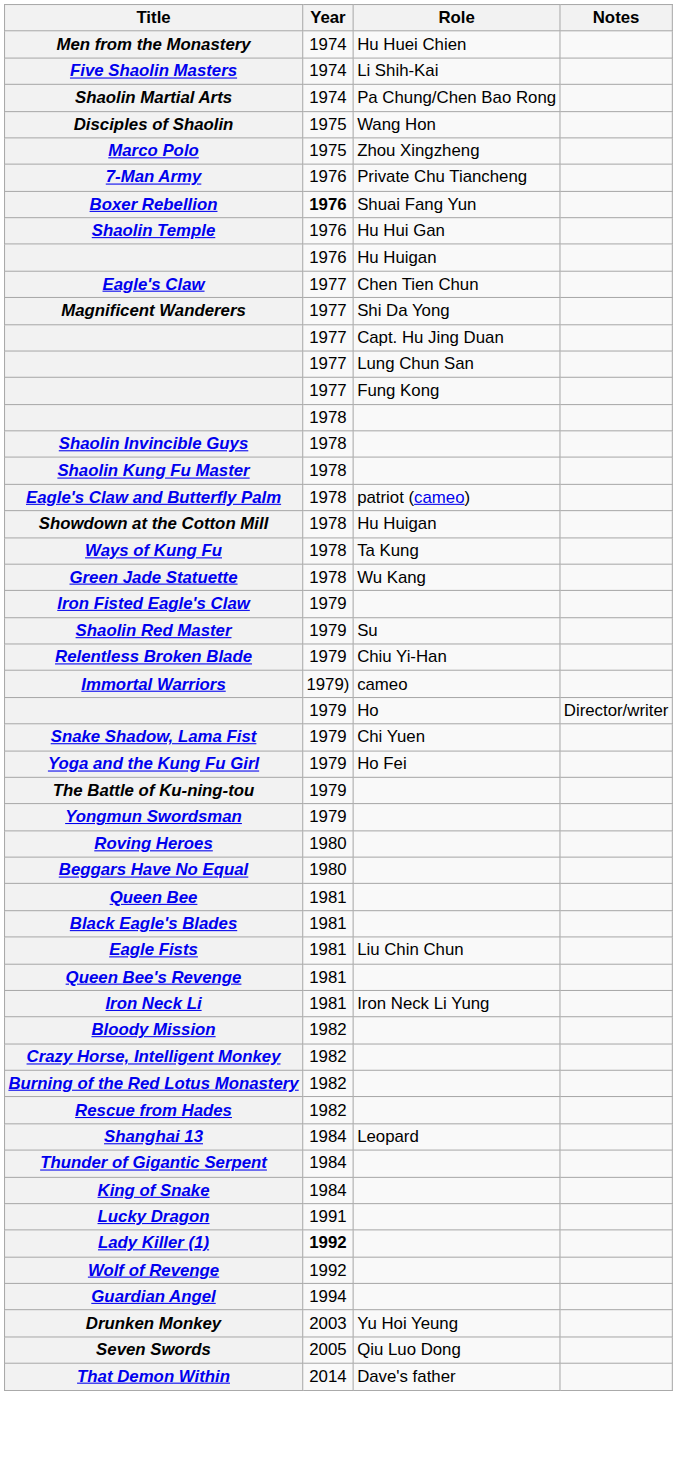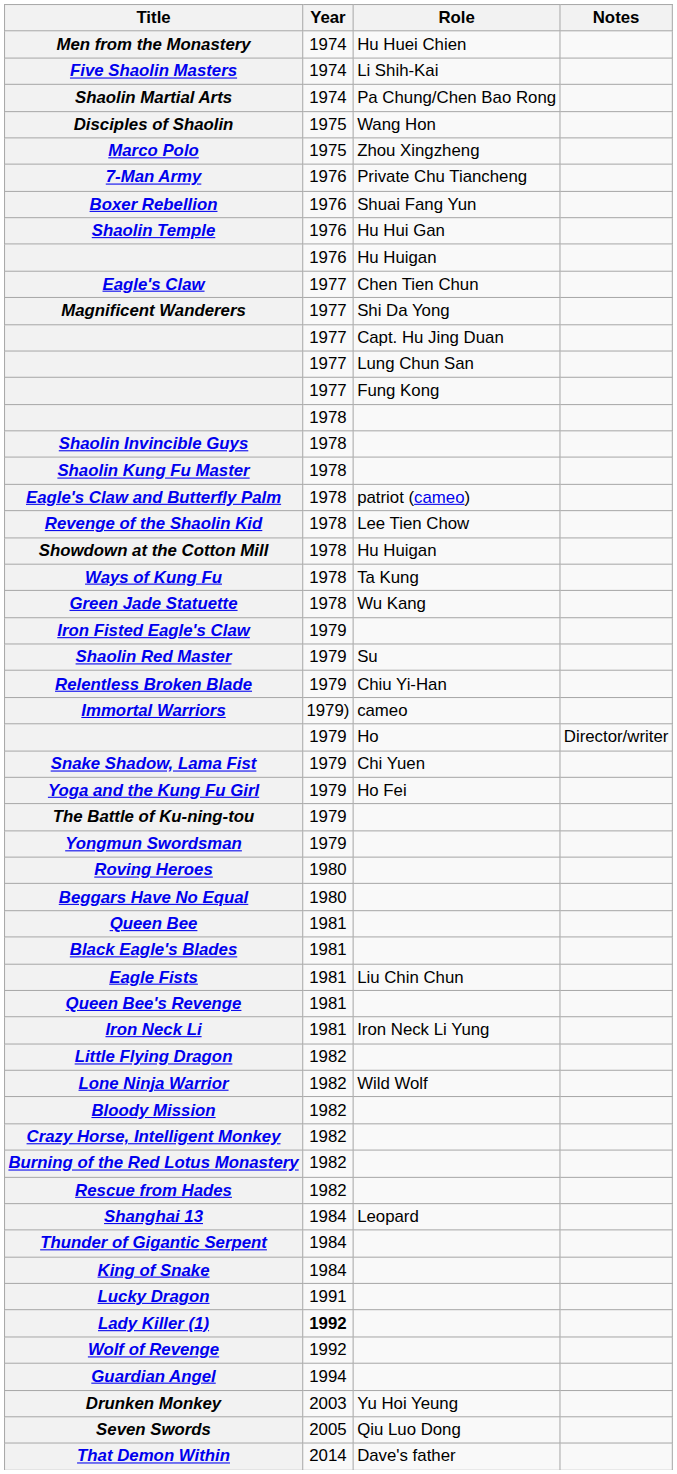(328, 204) bold -> (328, 204) normal
+ row: (154, 524)
+ row: (154, 1056)
+ row: (154, 1083)
